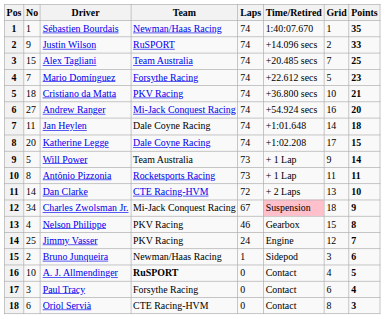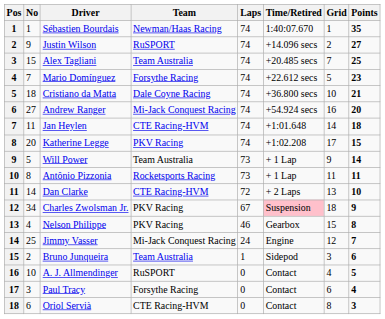(356, 45) 33 -> (356, 45) 27
(158, 94) PKV Racing -> (172, 94) Dale Coyne Racing
(172, 126) Dale Coyne Racing -> (171, 126) CTE Racing-HVM
(172, 143) Dale Coyne Racing -> (158, 143) PKV Racing
(184, 208) Mi-Jack Conquest Racing -> (158, 208) PKV Racing
(158, 240) PKV Racing -> (184, 240) Mi-Jack Conquest Racing
(177, 257) Newman/Haas Racing -> (163, 257) Team Australia
(156, 273) bold -> (154, 273) normal
